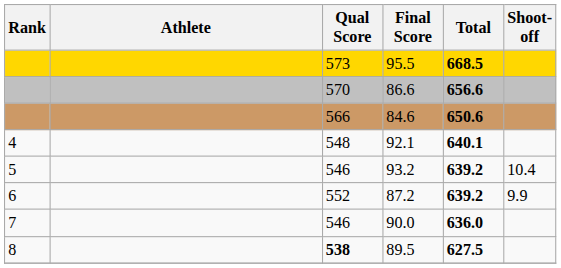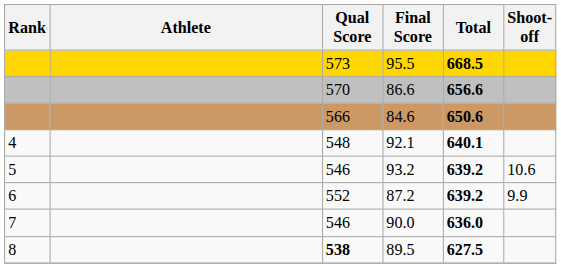(521, 169) 10.4 -> (521, 169) 10.6
